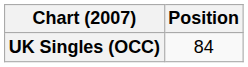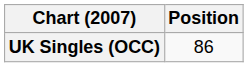(204, 47) 84 -> (204, 47) 86
